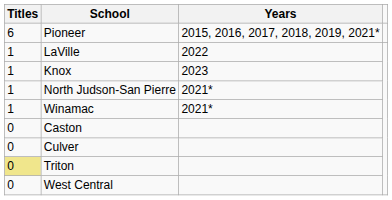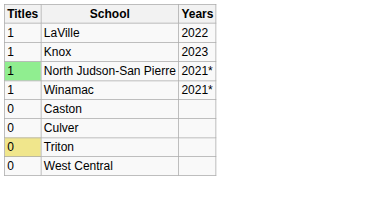- row: (64, 33)
(10, 90) no background -> (10, 71) lightgreen background
